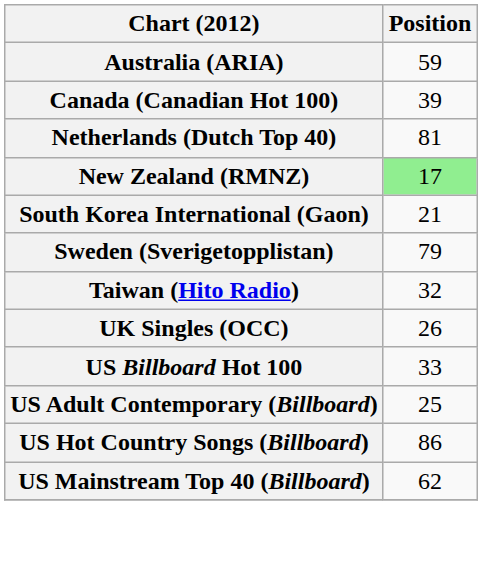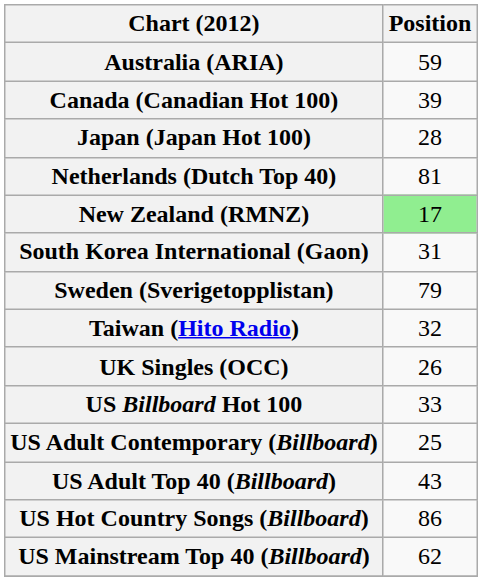+ row: (194, 137)
(430, 213) 21 -> (430, 251) 31
+ row: (194, 480)
